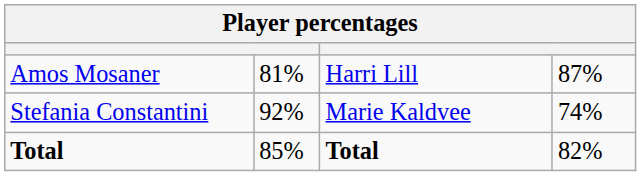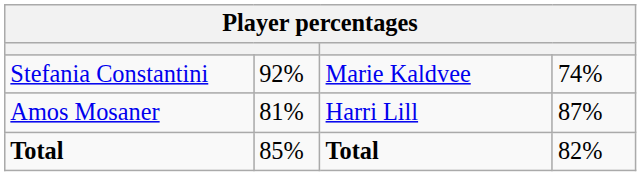rows swapped: (109, 112) <-> (85, 73)
